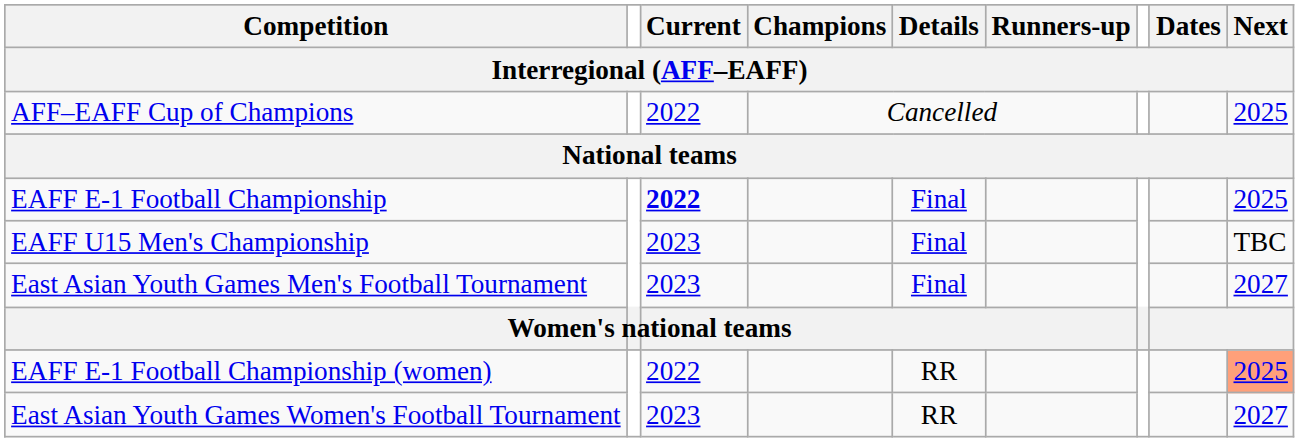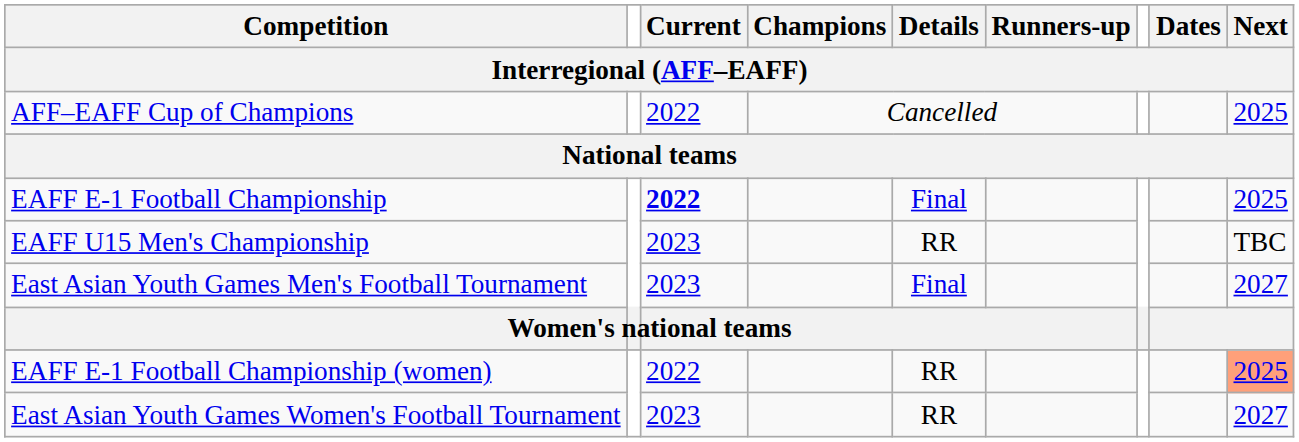(939, 241) Final -> (939, 241) RR
